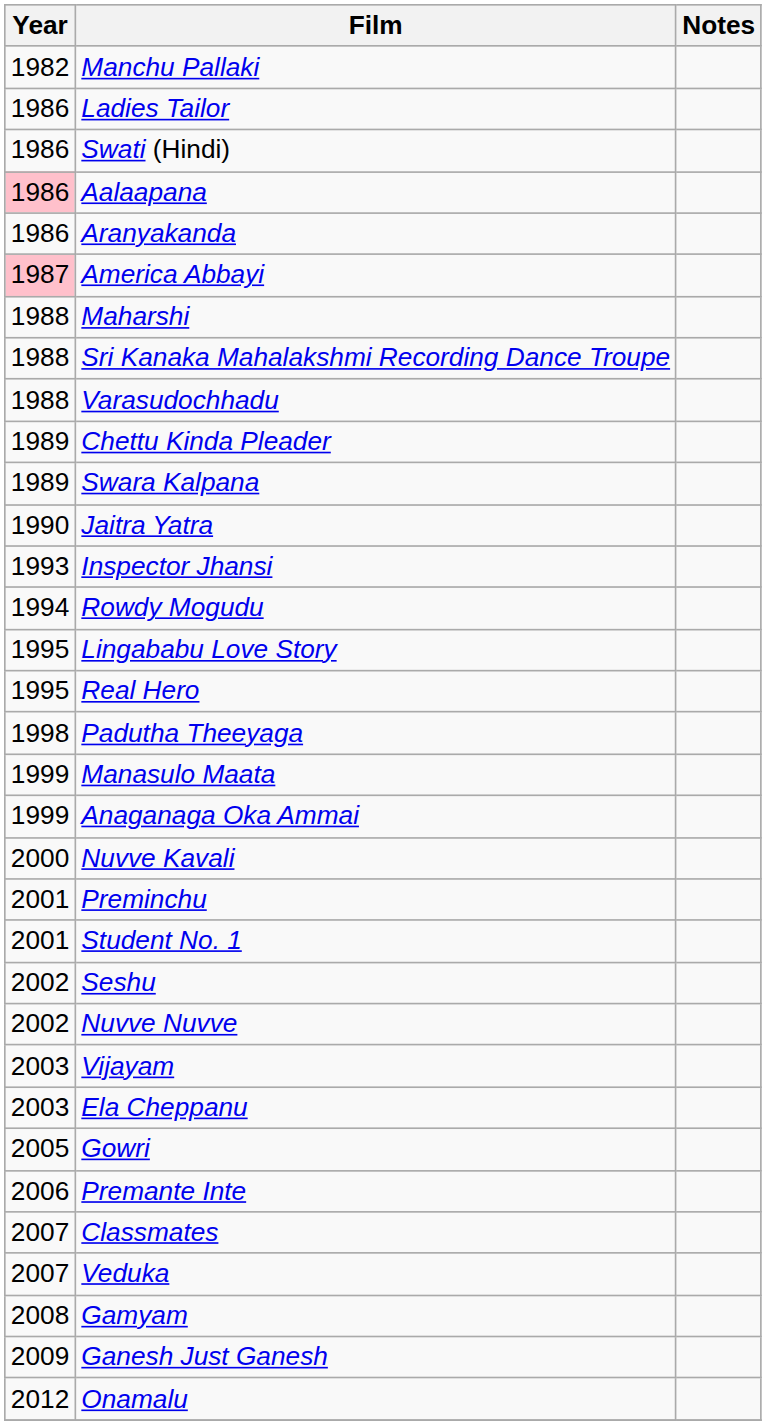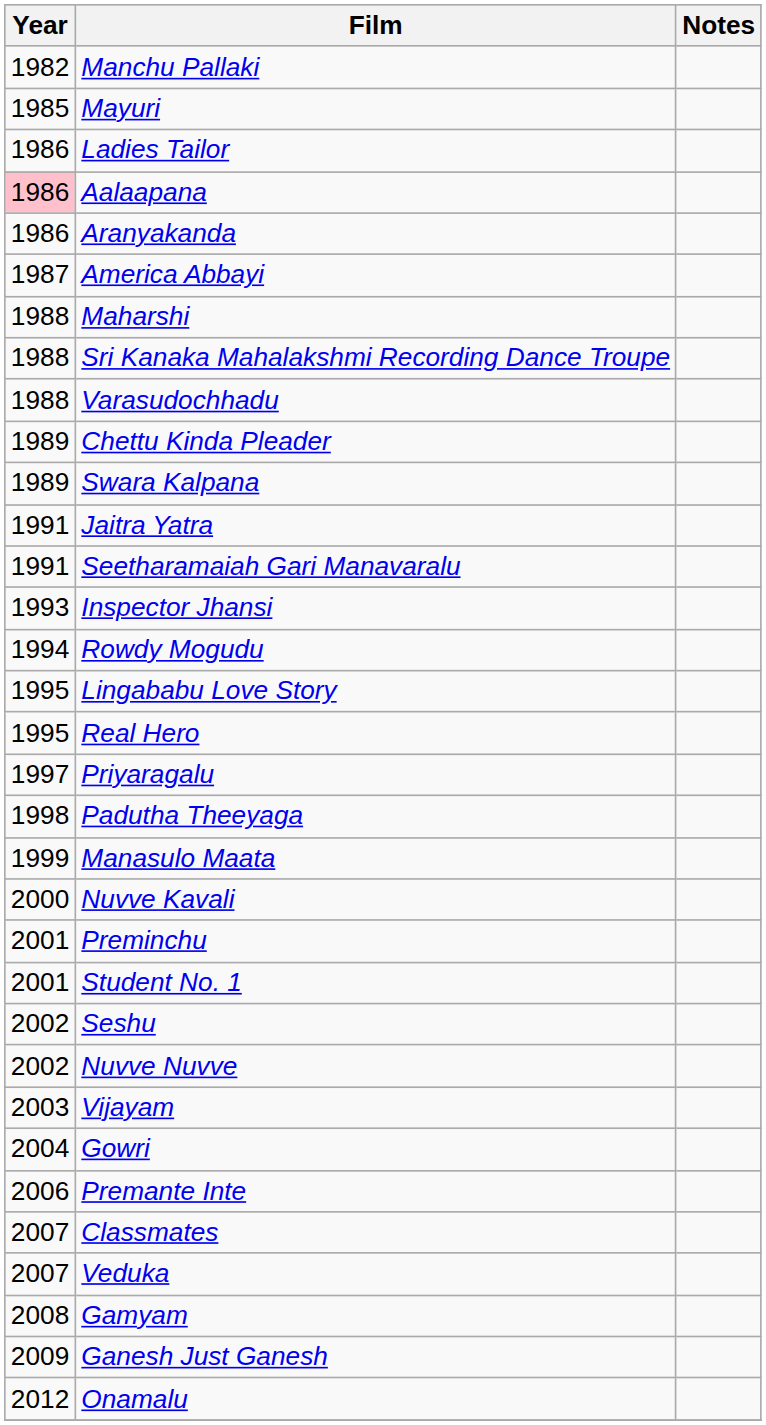+ row: (121, 108)
- row: (156, 150)
(40, 274) pink background -> (40, 274) no background
(40, 524) 1990 -> (40, 524) 1991
+ row: (271, 566)
+ row: (148, 774)
- row: (220, 815)
- row: (165, 1107)
(40, 1148) 2005 -> (40, 1148) 2004
